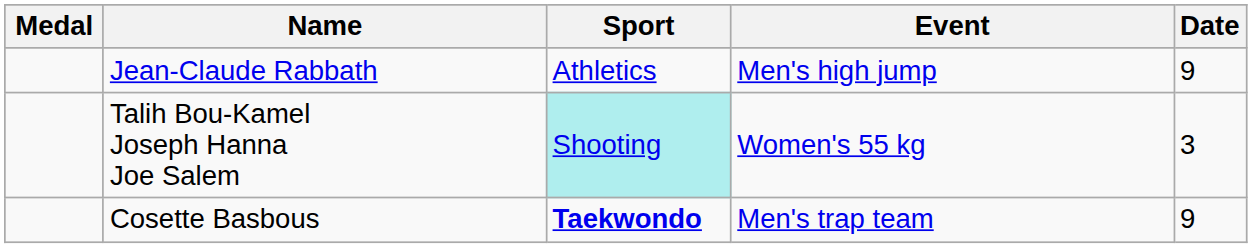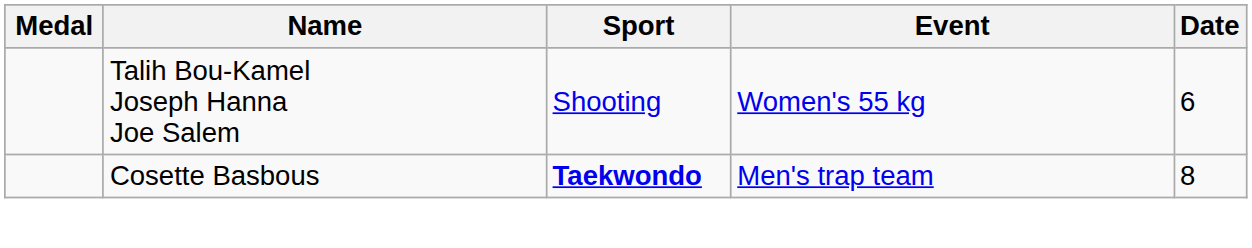- row: (244, 69)
(607, 144) paleturquoise background -> (607, 100) no background
(1188, 144) 3 -> (1188, 100) 6
(1188, 219) 9 -> (1188, 175) 8
